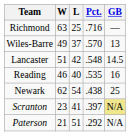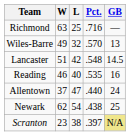(76, 44) 37 -> (76, 44) 32
+ row: (30, 91)
(76, 107) 41 -> (76, 123) 38
- row: (30, 123)
